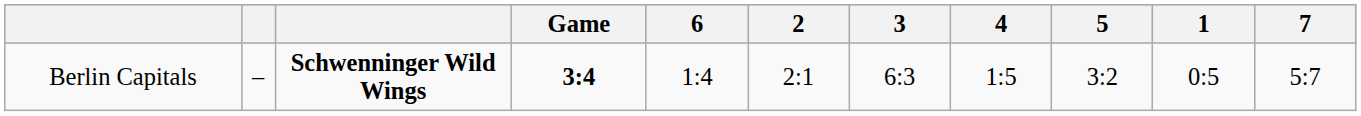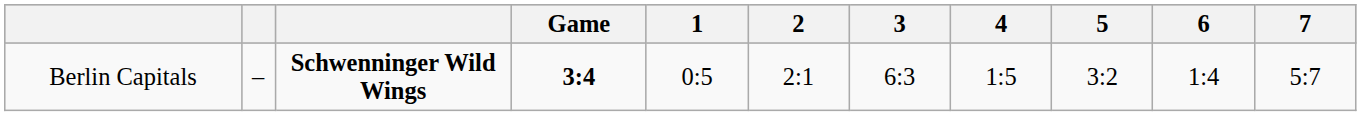columns swapped: (1204, 23) <-> (697, 23)
